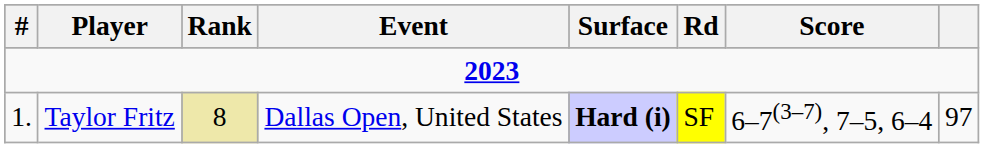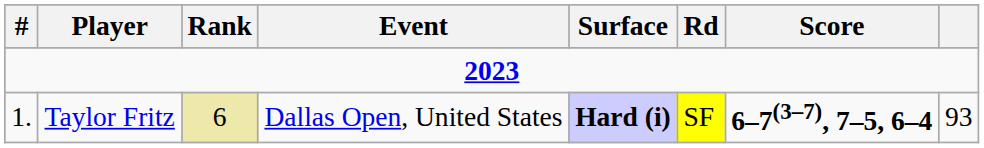(220, 117) 8 -> (220, 117) 6
(832, 117) normal -> (832, 117) bold
(959, 117) 97 -> (959, 117) 93
